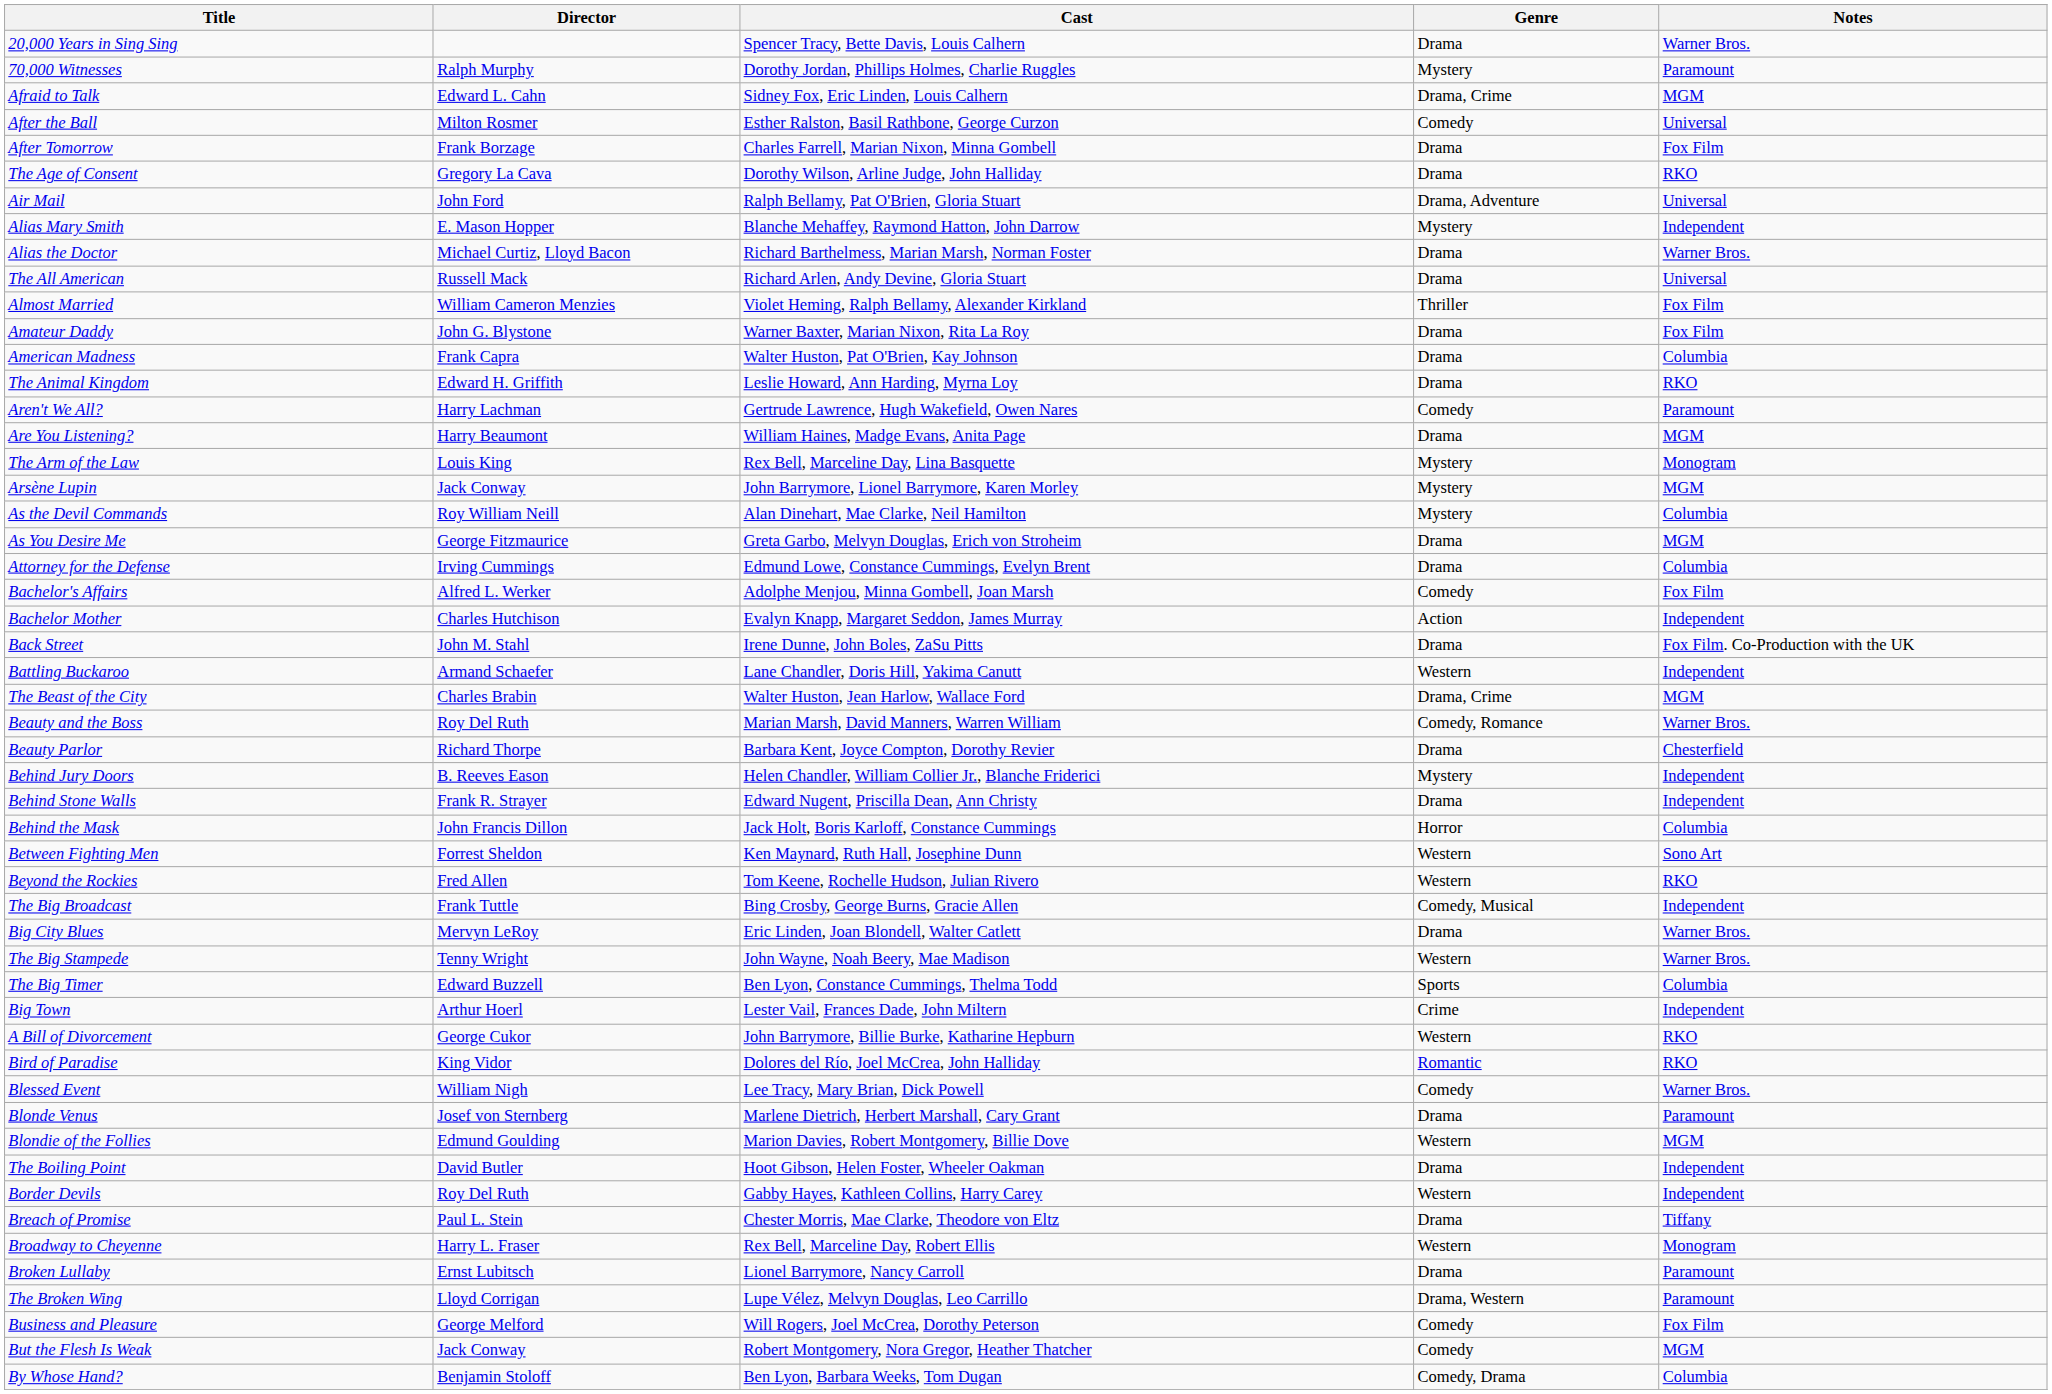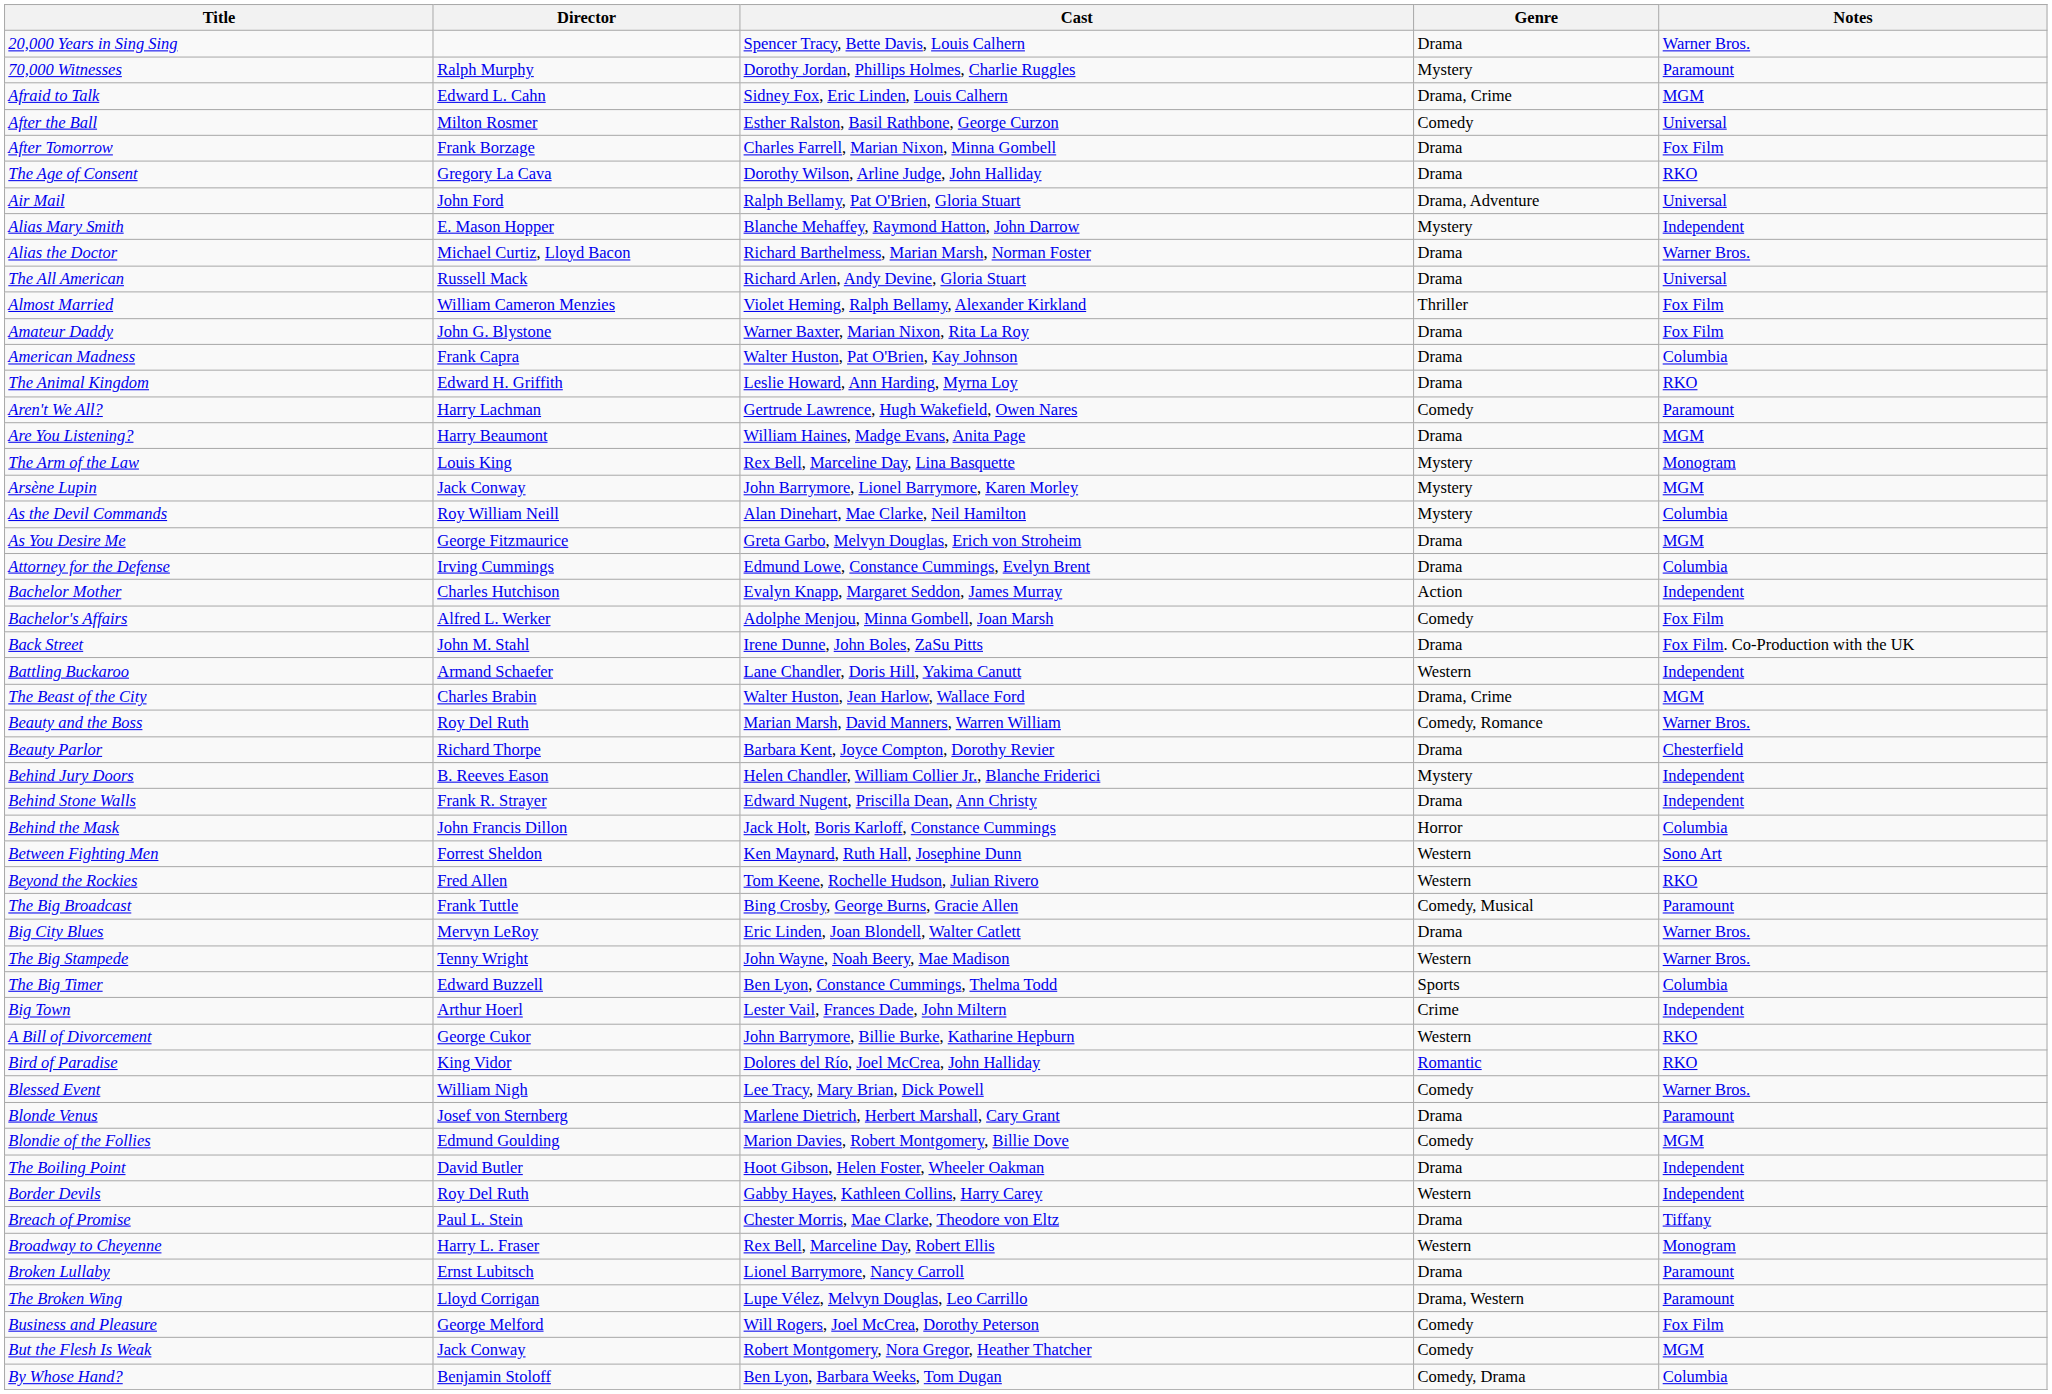rows swapped: (68, 592) <-> (65, 618)
(1703, 906) Independent -> (1698, 906) Paramount
(1444, 1141) Western -> (1446, 1141) Comedy
